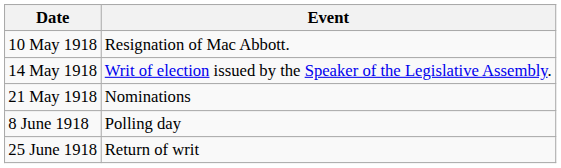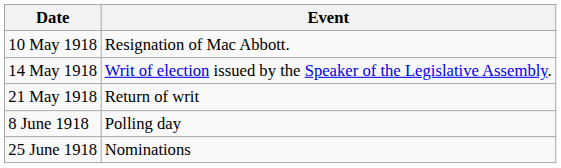(148, 96) Nominations -> (152, 96) Return of writ
(152, 149) Return of writ -> (148, 149) Nominations
